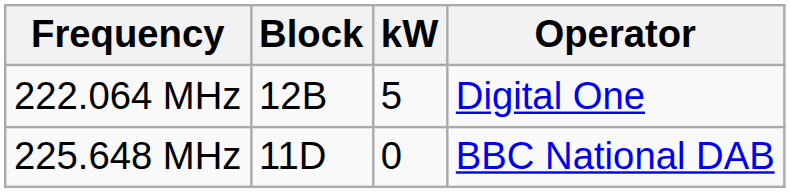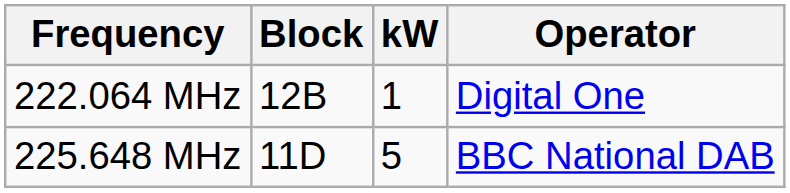(392, 95) 5 -> (392, 95) 1
(392, 156) 0 -> (392, 156) 5
